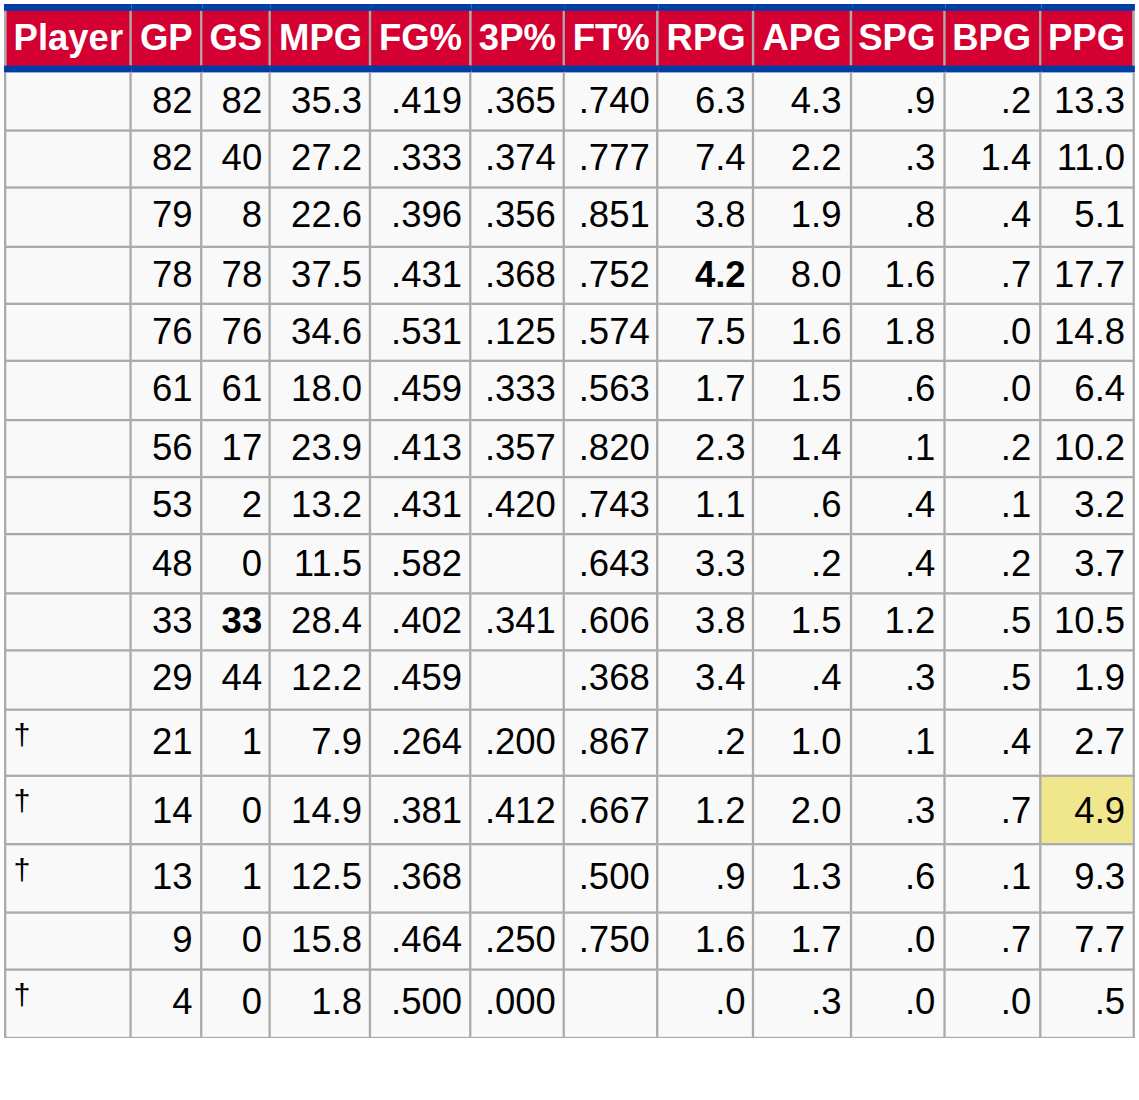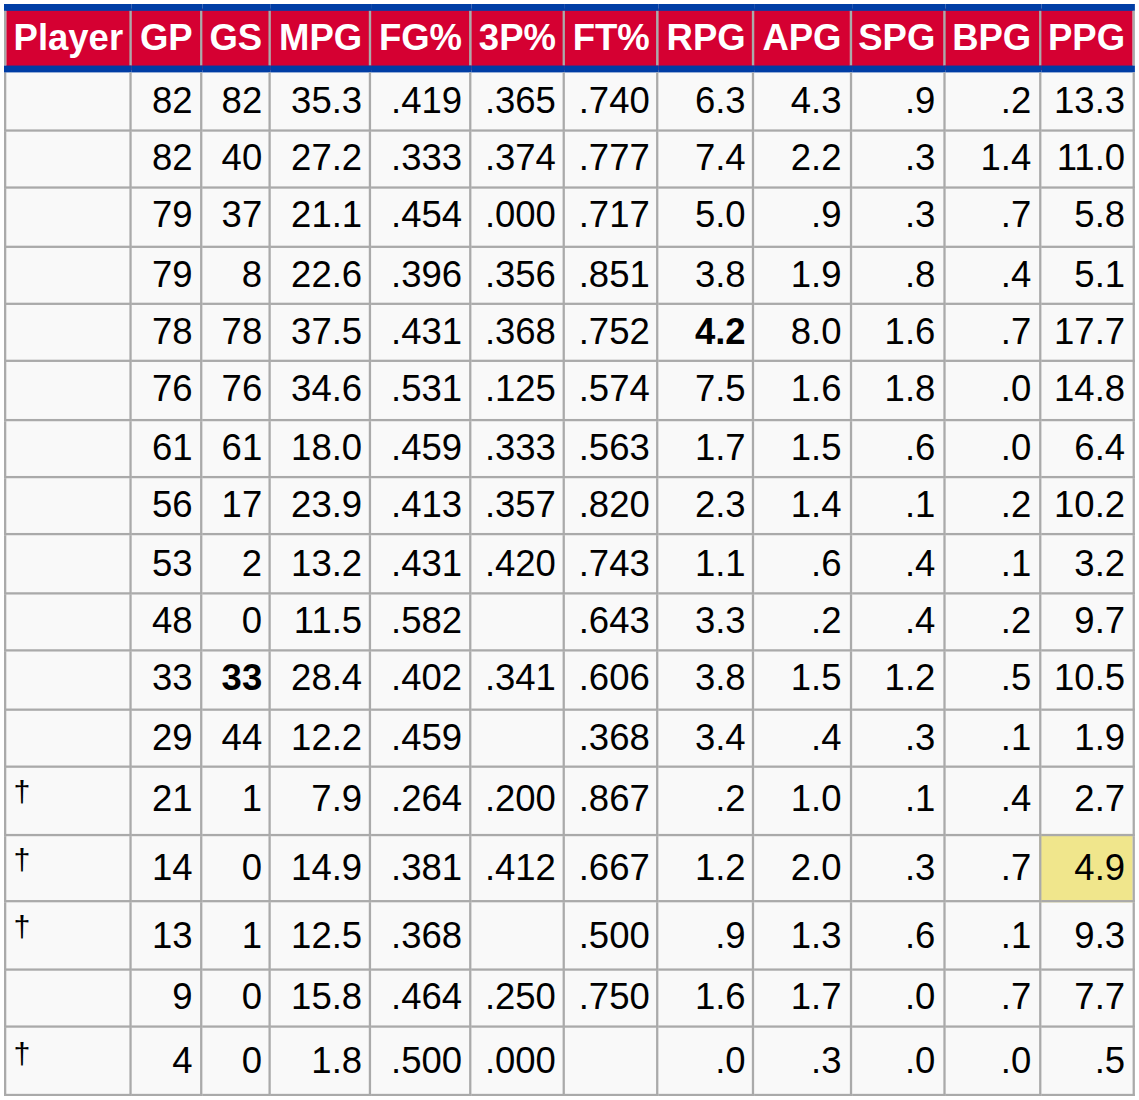+ row: (327, 216)
(1100, 563) 3.7 -> (1100, 621) 9.7
(1016, 678) .5 -> (1016, 736) .1
